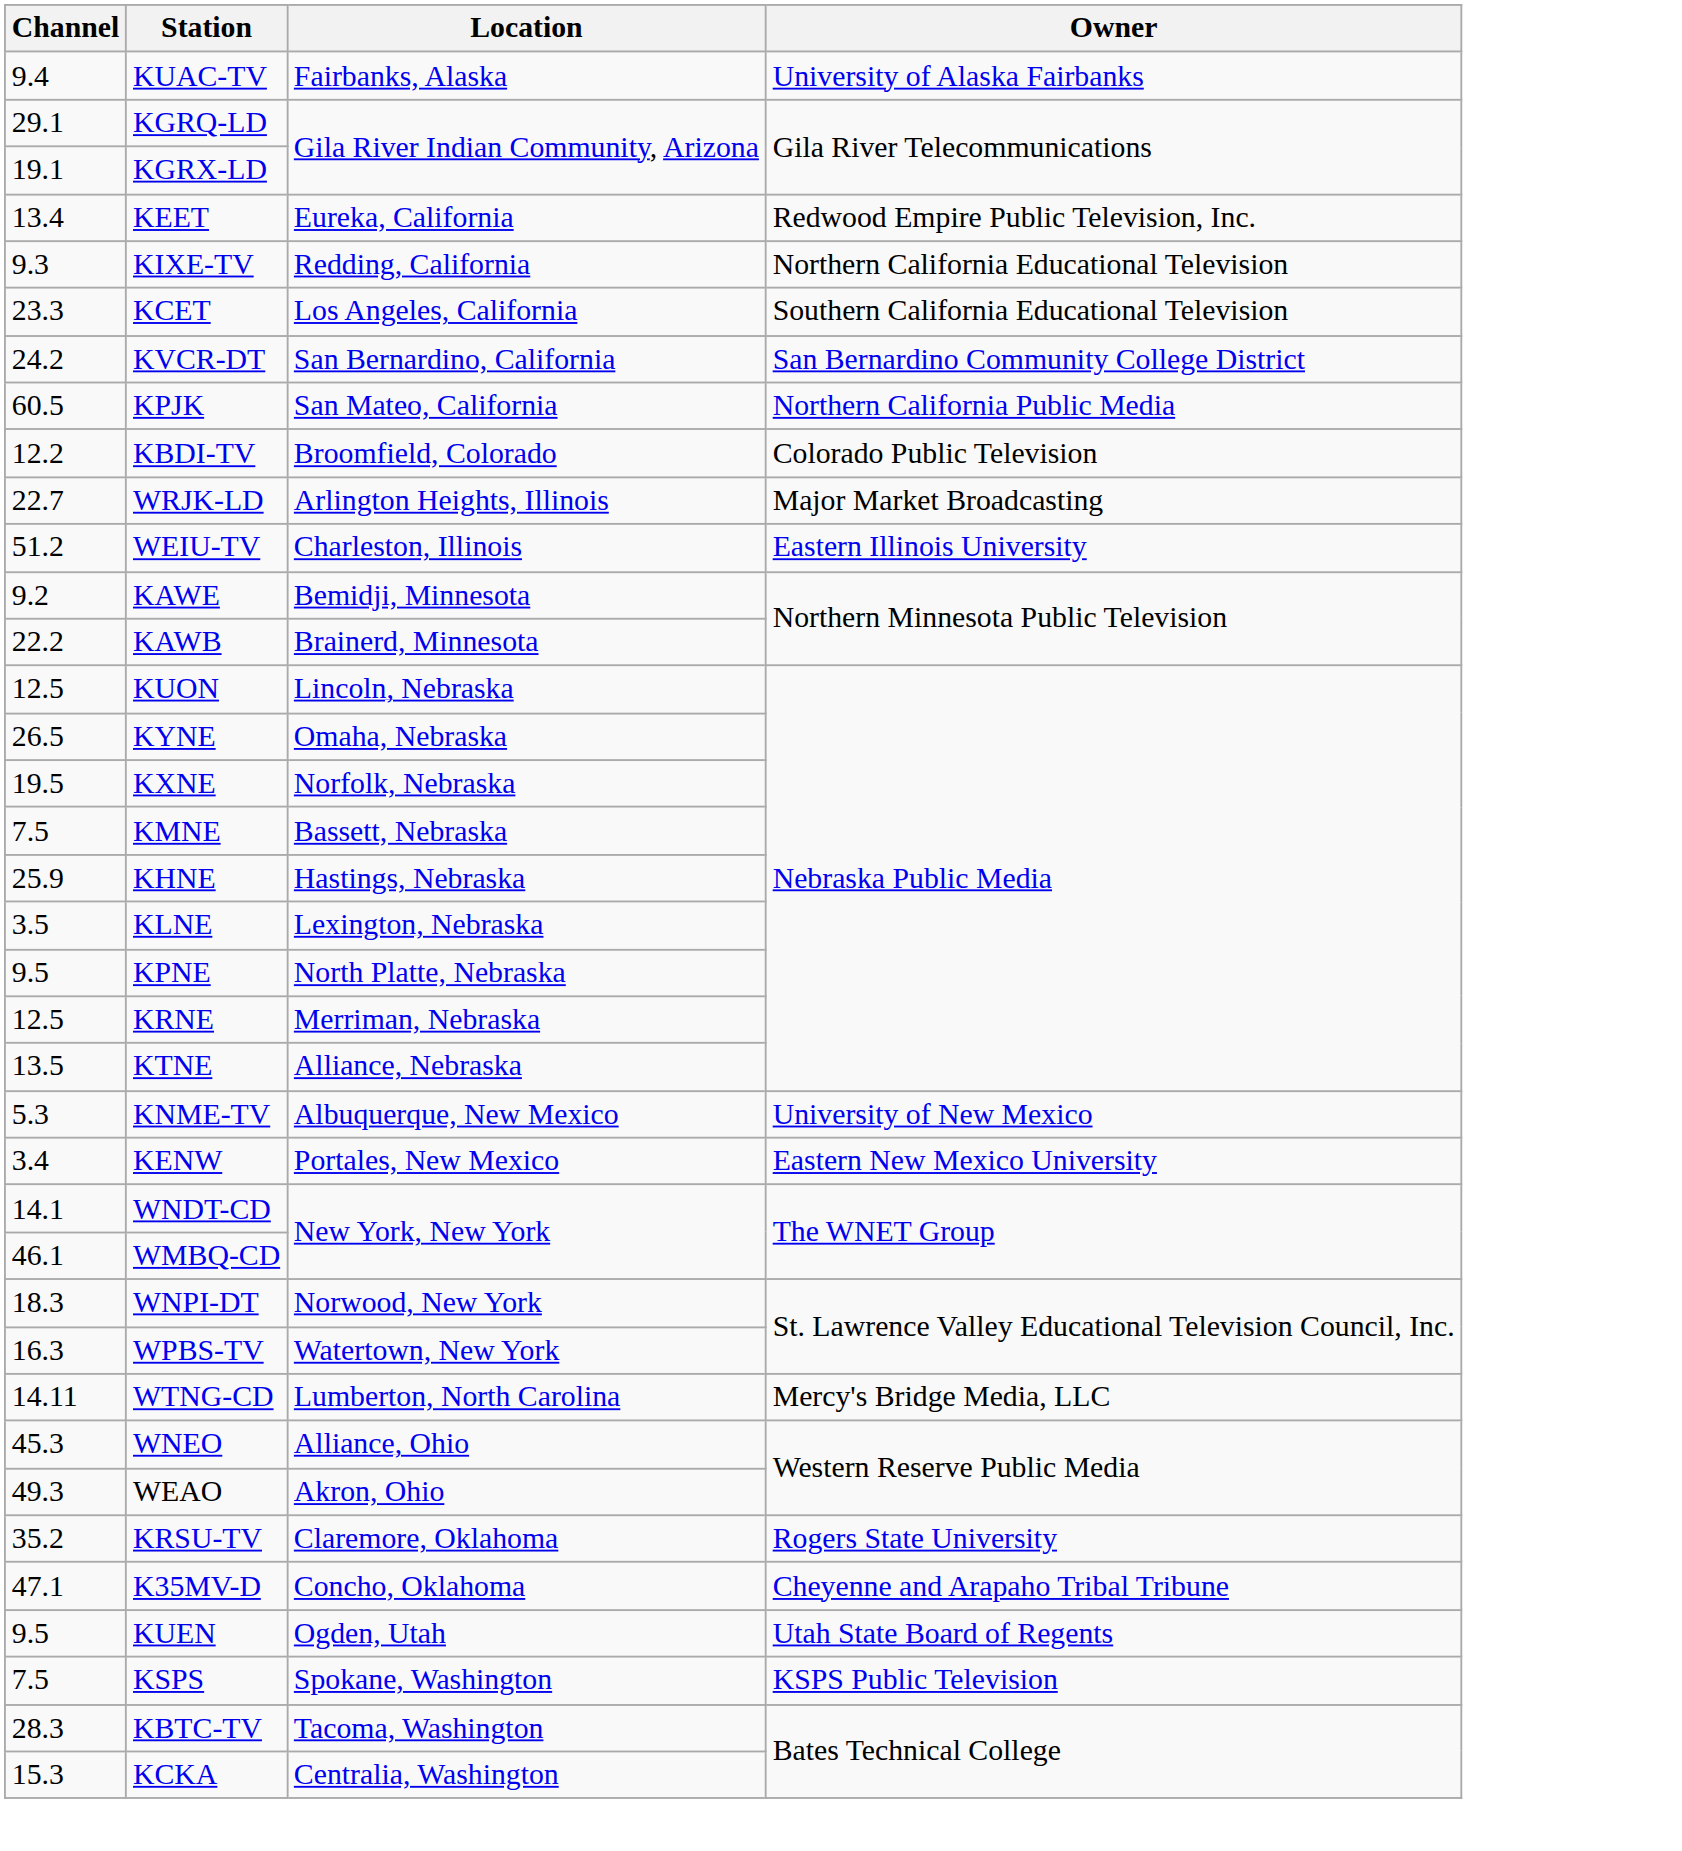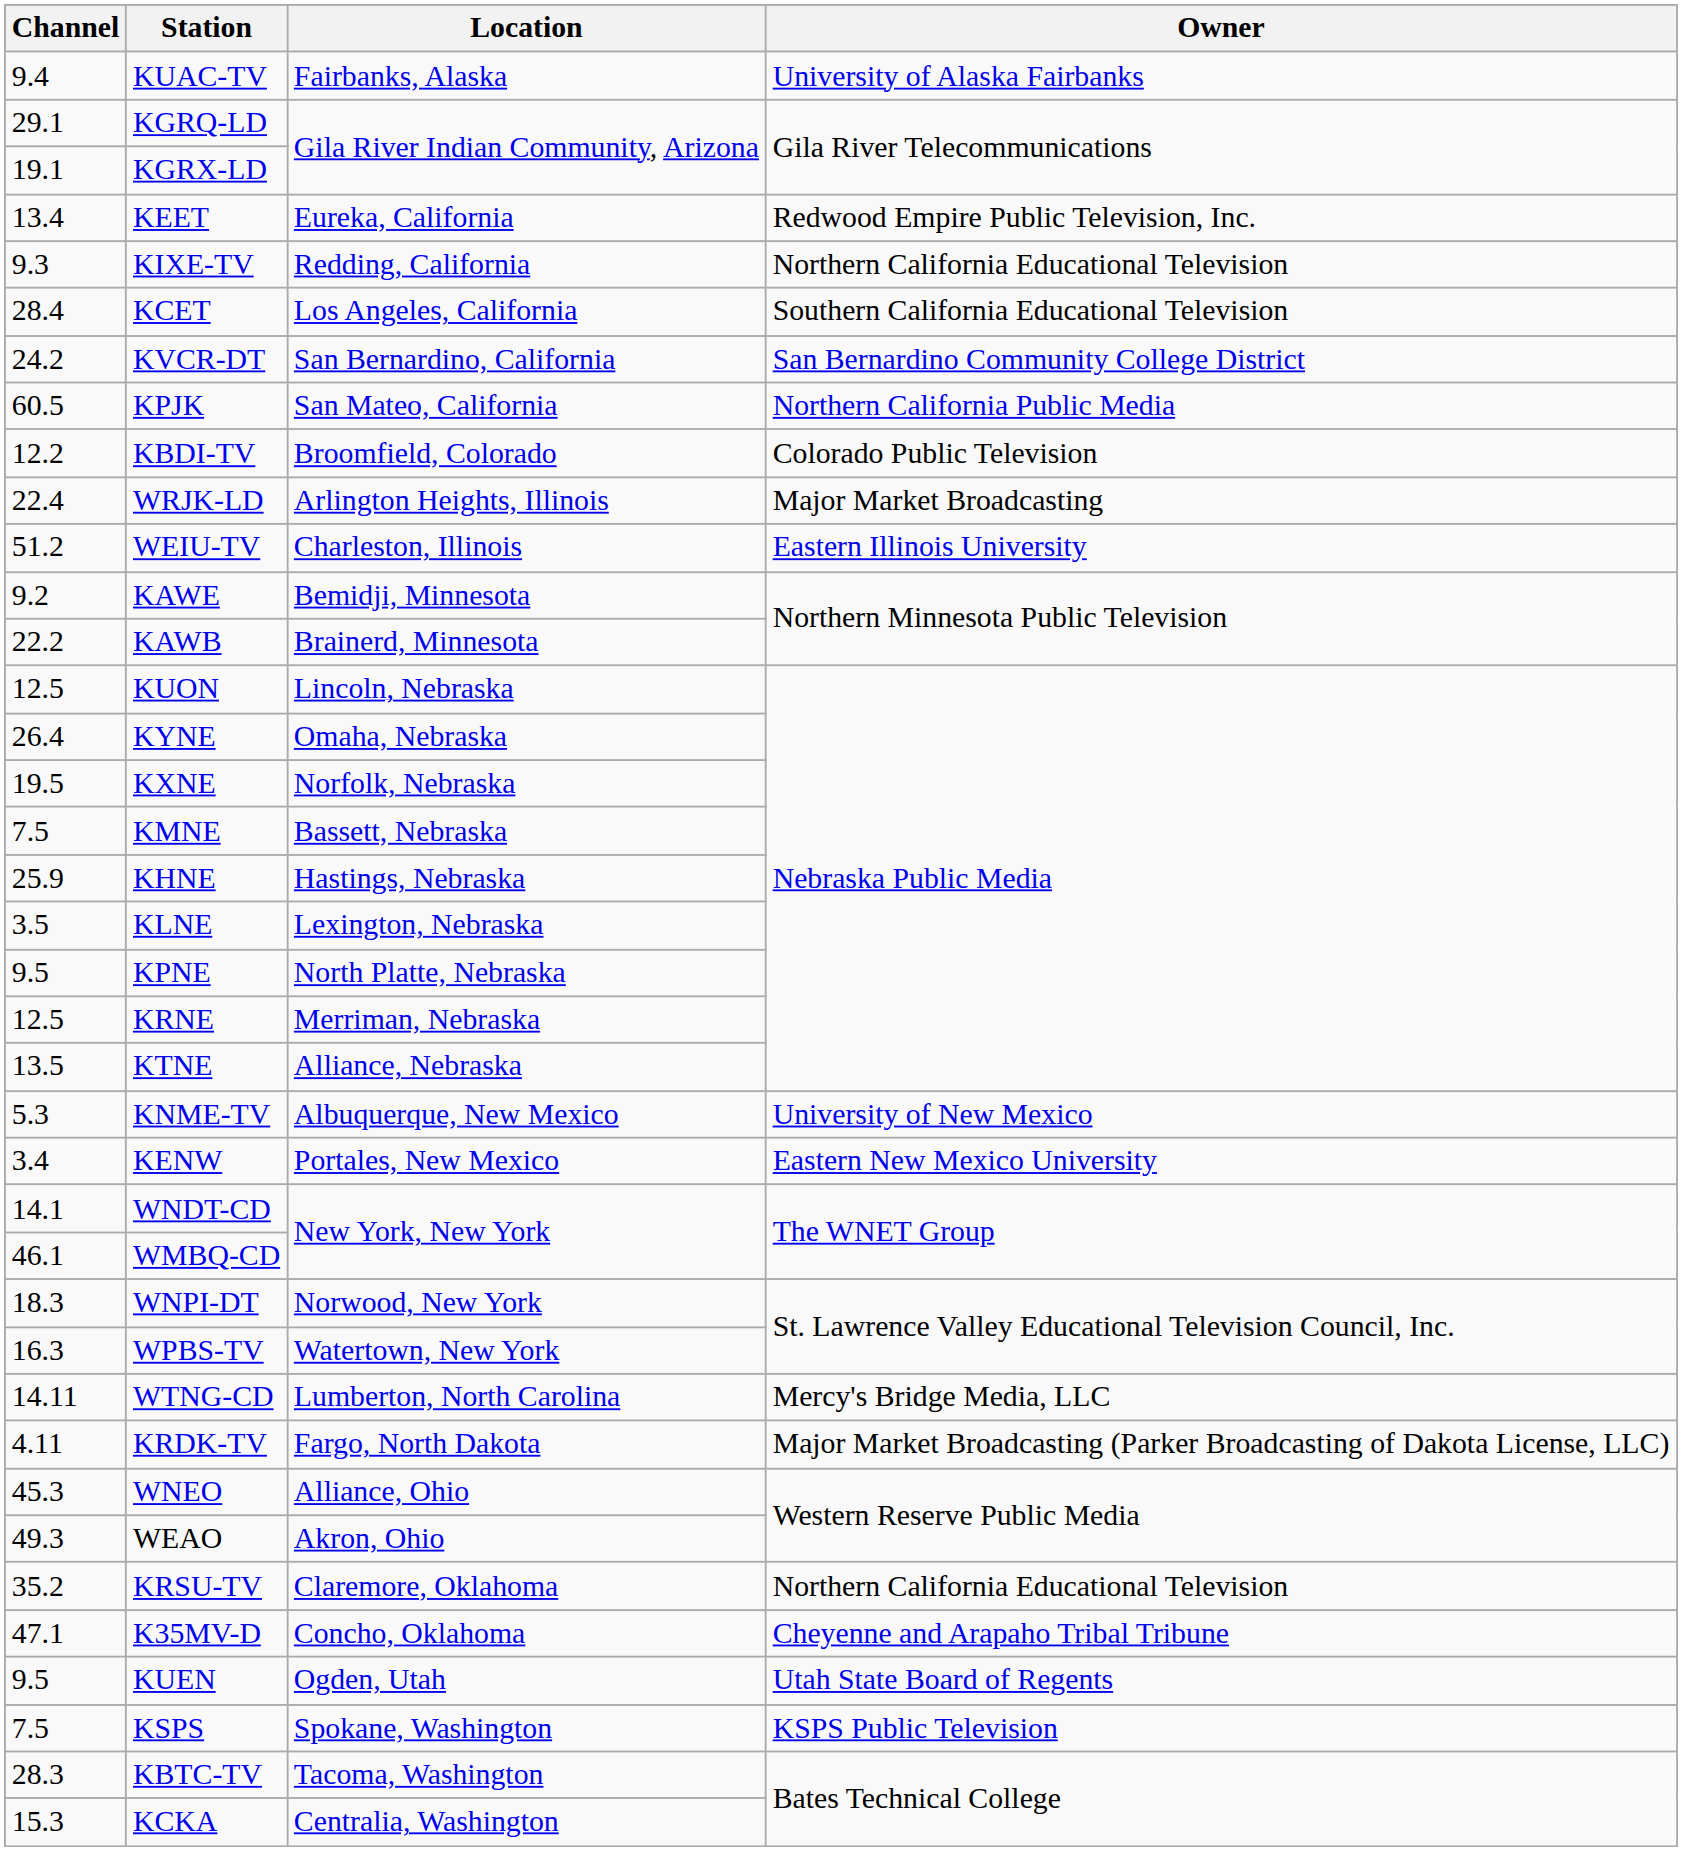(38, 311) 23.3 -> (38, 311) 28.4
(38, 500) 22.7 -> (38, 500) 22.4
(38, 736) 26.5 -> (38, 736) 26.4
+ row: (200, 1444)
(915, 1538) Rogers State University -> (1030, 1585) Northern California Educational Television
